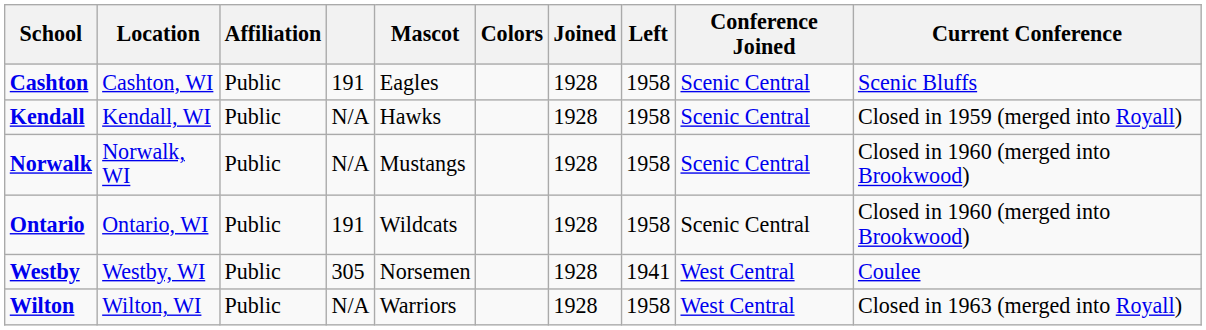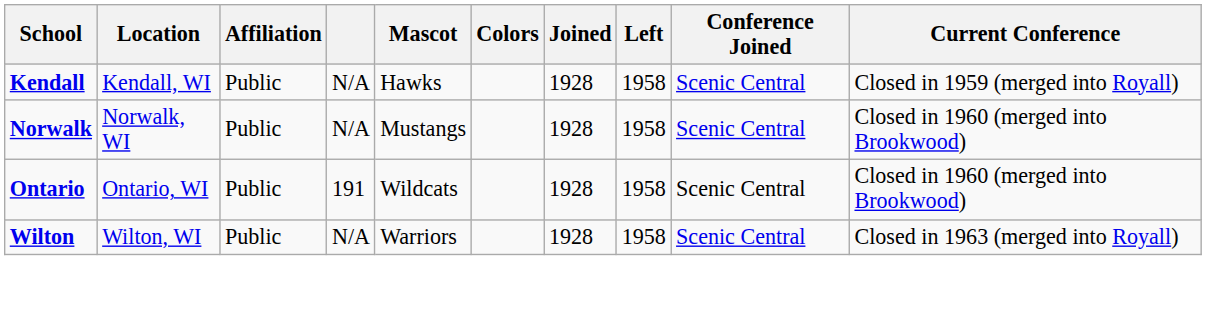- row: (49, 81)
- row: (45, 271)
(738, 306) West Central -> (741, 236) Scenic Central
